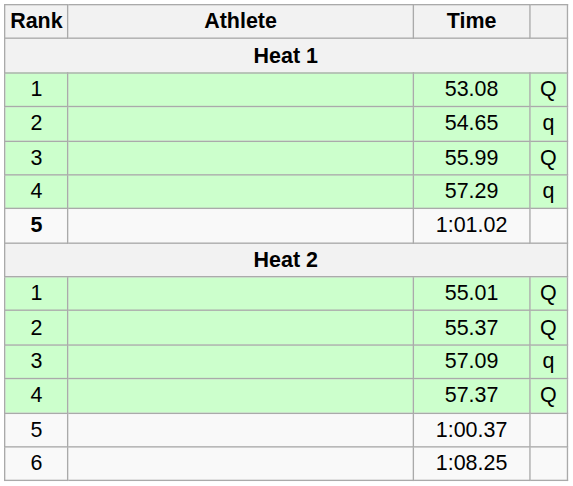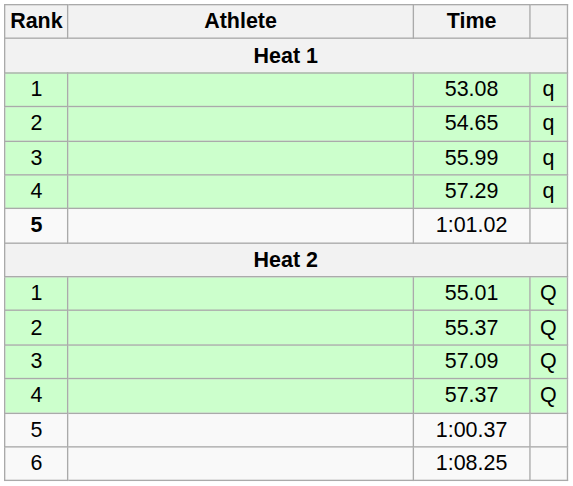(548, 89) Q -> (548, 89) q
(548, 157) Q -> (548, 157) q
(548, 361) q -> (548, 361) Q
